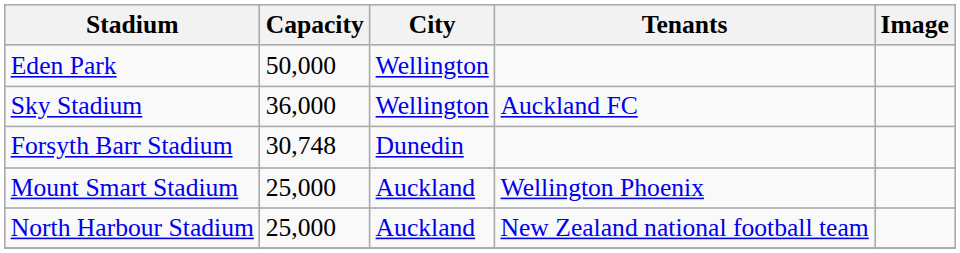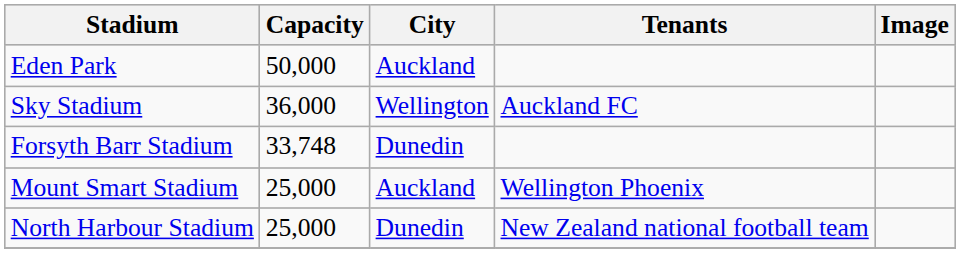(432, 65) Wellington -> (425, 65) Auckland
(301, 146) 30,748 -> (301, 146) 33,748
(425, 227) Auckland -> (420, 227) Dunedin
